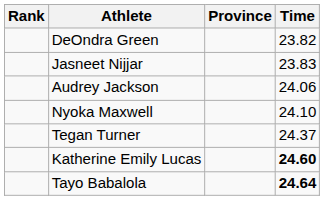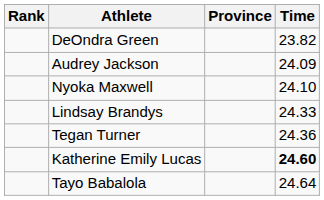- row: (97, 64)
(298, 87) 24.06 -> (298, 64) 24.09
+ row: (107, 111)
(298, 135) 24.37 -> (298, 135) 24.36
(298, 183) bold -> (298, 183) normal
